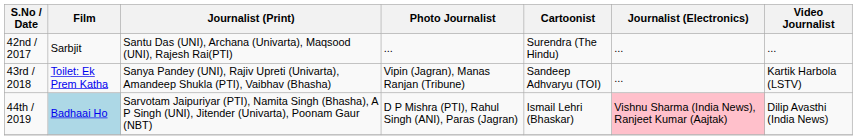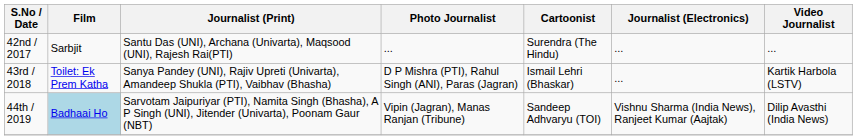(437, 78) Vipin (Jagran), Manas Ranjan (Tribune) -> (451, 78) D P Mishra (PTI), Rahul Singh (ANI), Paras (Jagran)
(564, 78) Sandeep Adhvaryu (TOI) -> (555, 78) Ismail Lehri (Bhaskar)
(451, 113) D P Mishra (PTI), Rahul Singh (ANI), Paras (Jagran) -> (437, 113) Vipin (Jagran), Manas Ranjan (Tribune)
(555, 113) Ismail Lehri (Bhaskar) -> (564, 113) Sandeep Adhvaryu (TOI)
(685, 113) pink background -> (685, 113) no background
